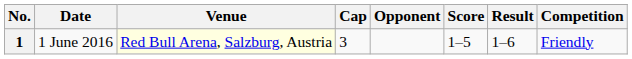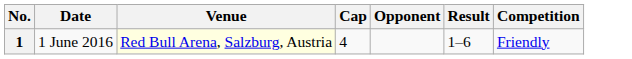- column: (466, 16)
(343, 41) 3 -> (343, 41) 4
